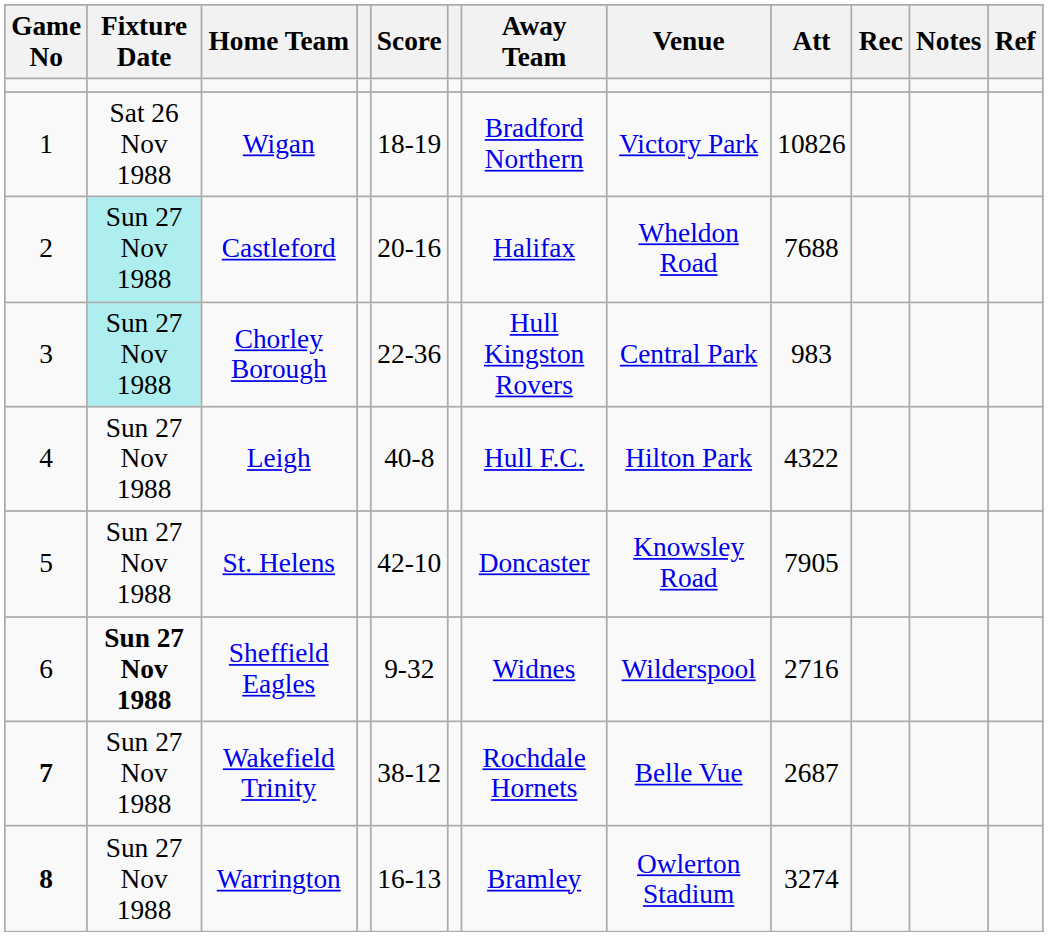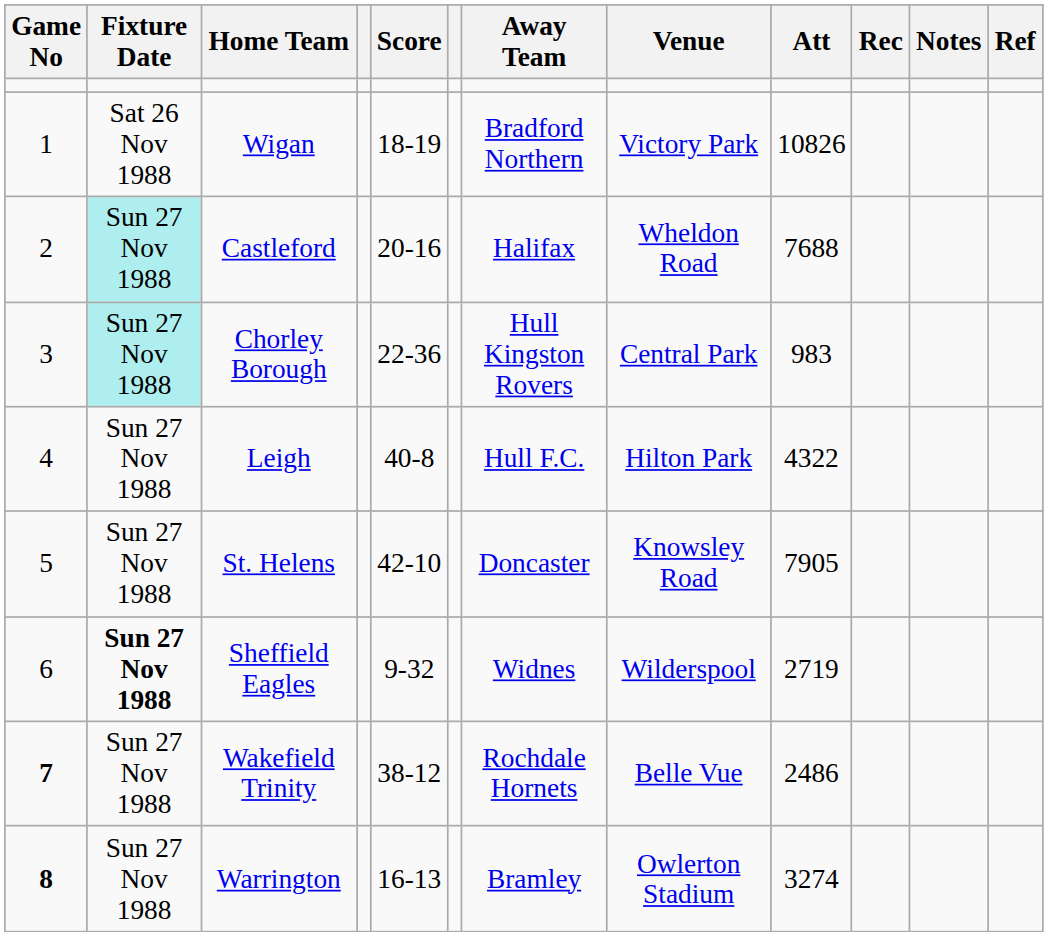(811, 668) 2716 -> (811, 668) 2719
(811, 773) 2687 -> (811, 773) 2486
